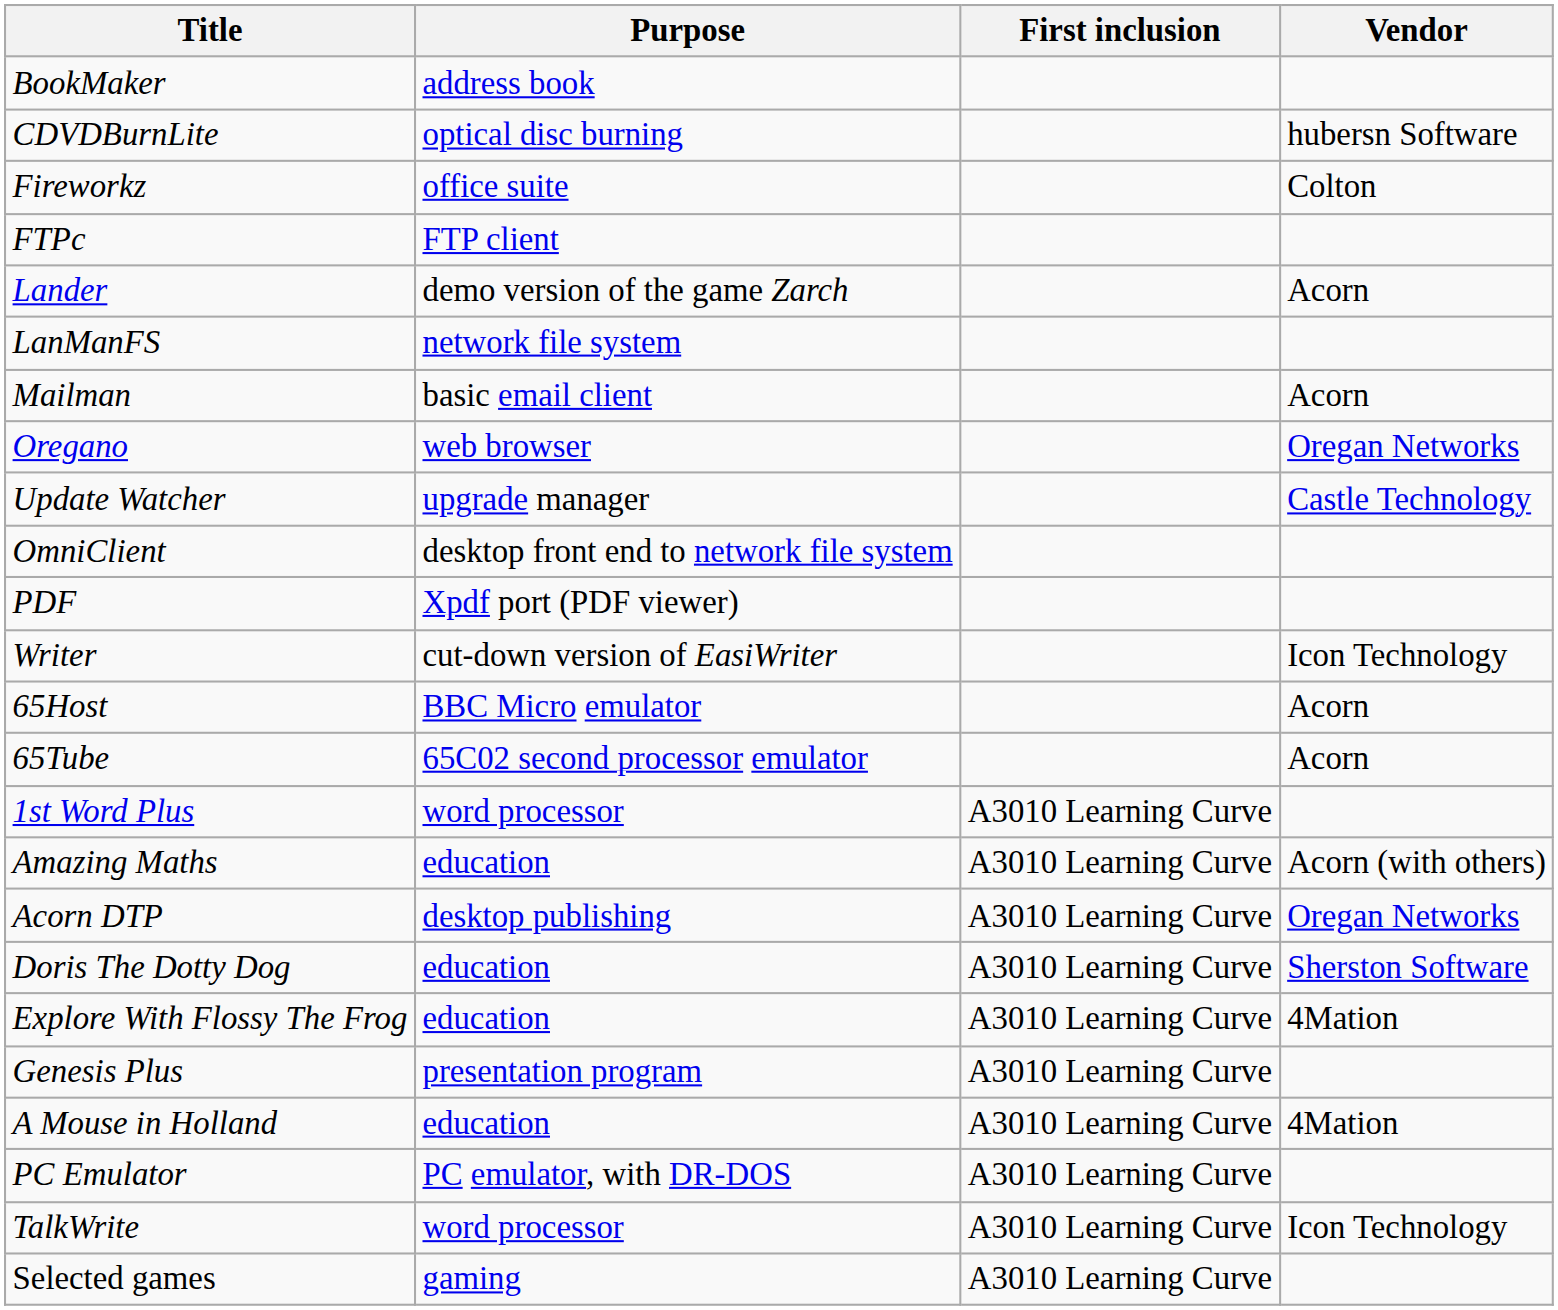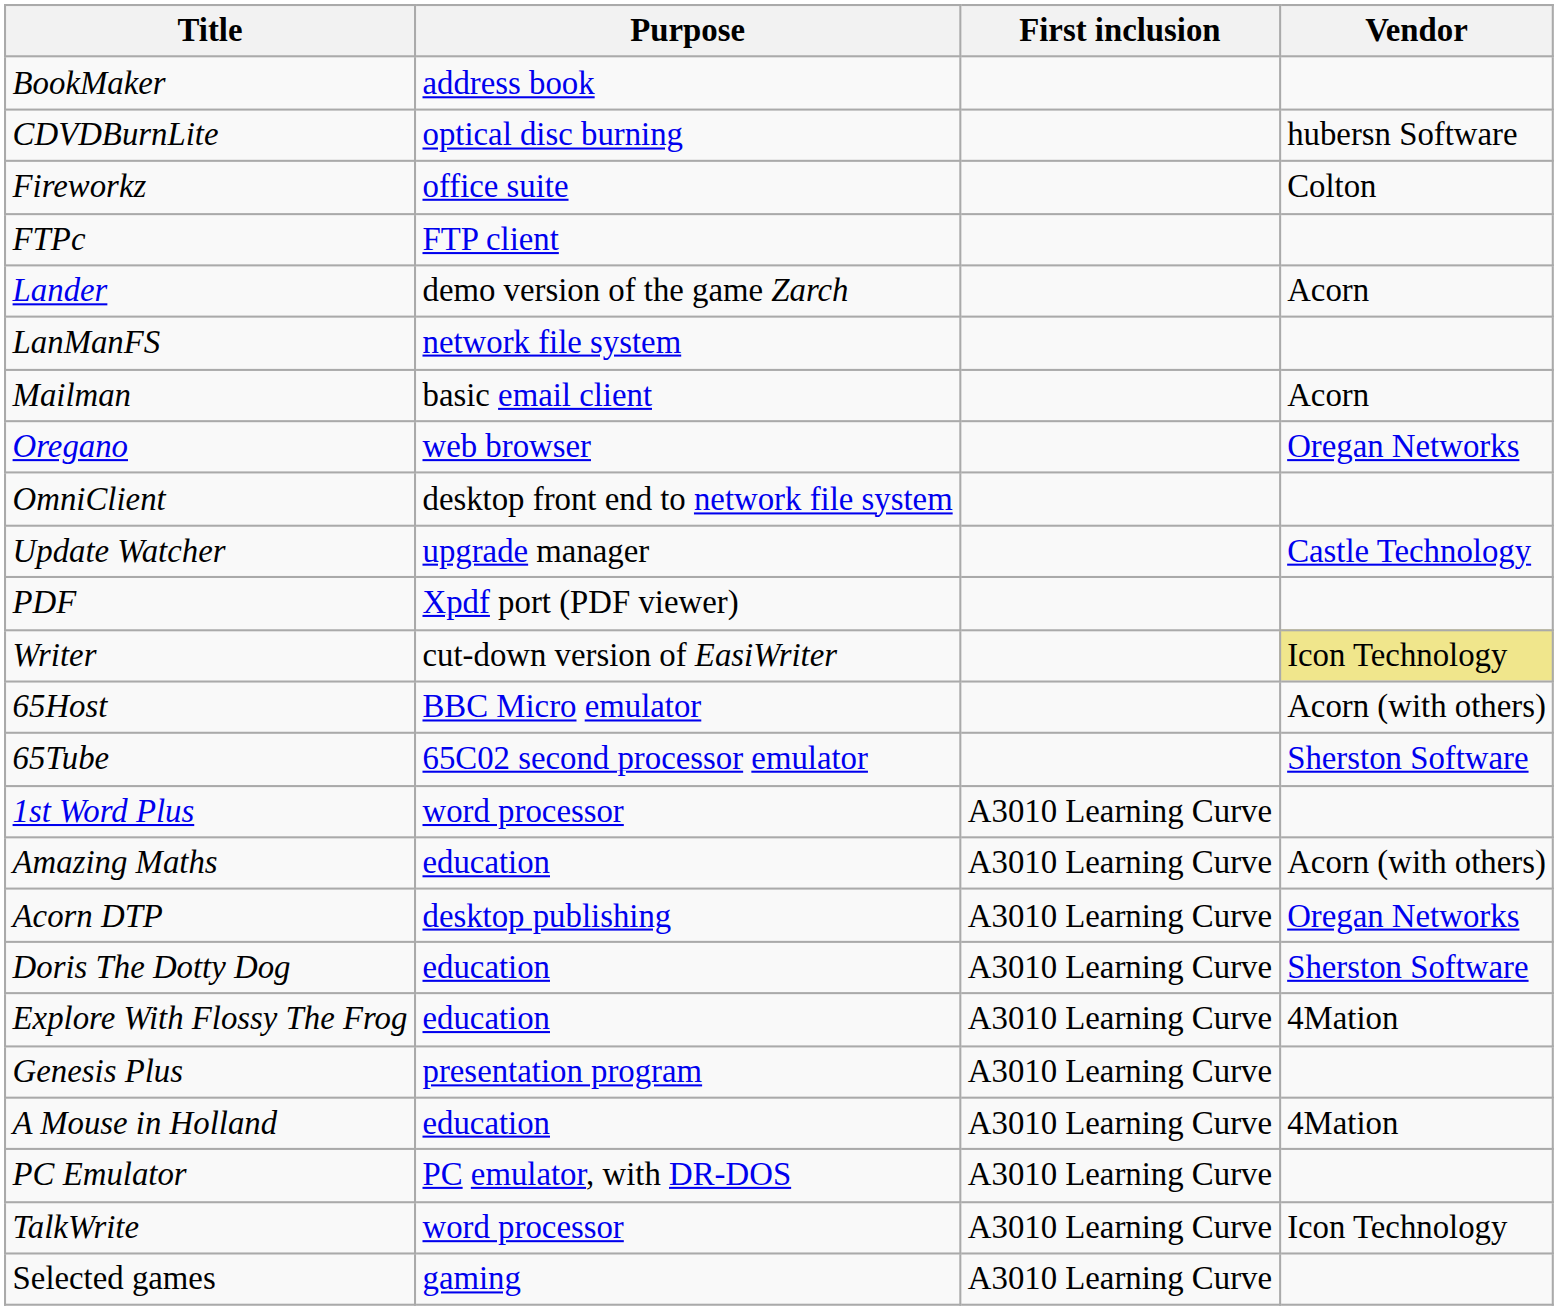rows swapped: (89, 550) <-> (119, 498)
(1397, 654) no background -> (1397, 654) khaki background
(1328, 706) Acorn -> (1416, 706) Acorn (with others)
(1328, 758) Acorn -> (1408, 758) Sherston Software
